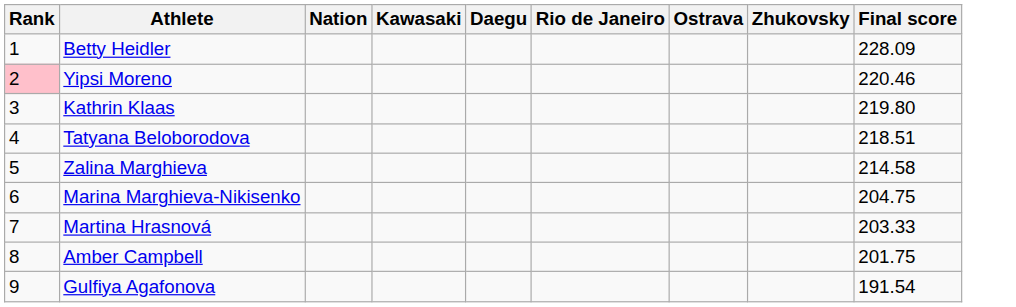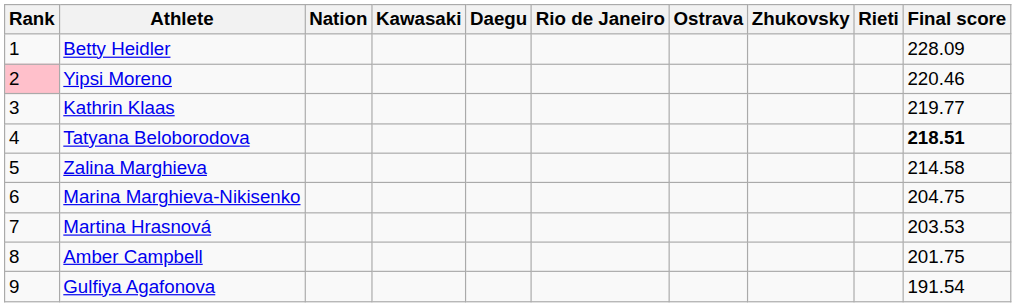+ column: (879, 19)
(887, 108) 219.80 -> (936, 108) 219.77
(887, 138) normal -> (936, 138) bold
(887, 227) 203.33 -> (936, 227) 203.53
